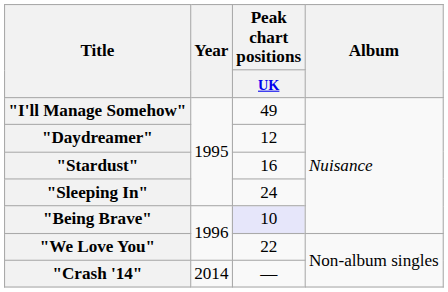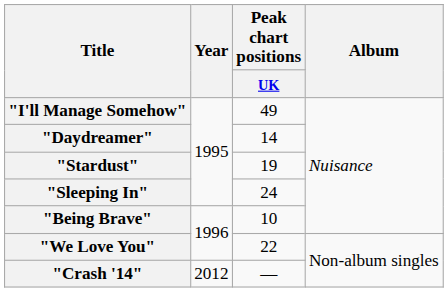(269, 138) 12 -> (269, 138) 14
(269, 165) 16 -> (269, 165) 19
(269, 219) lavender background -> (269, 219) no background
(211, 273) 2014 -> (211, 273) 2012
